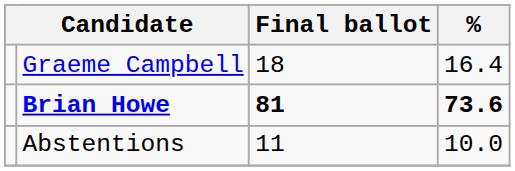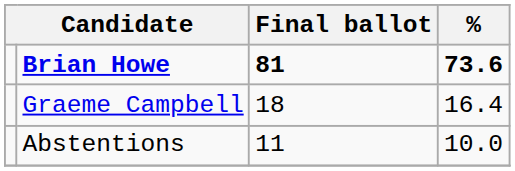rows swapped: (96, 105) <-> (133, 65)
